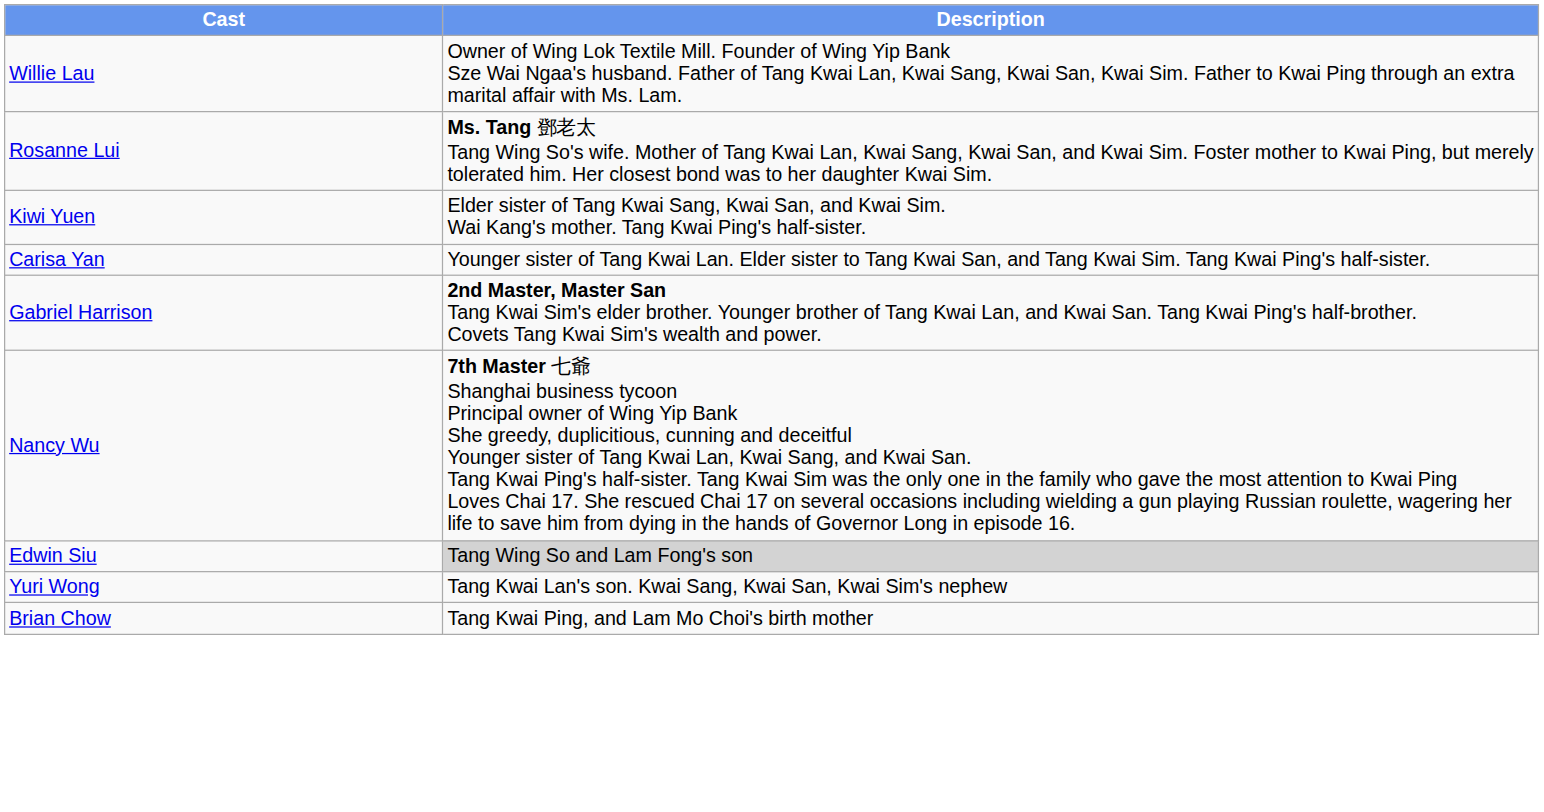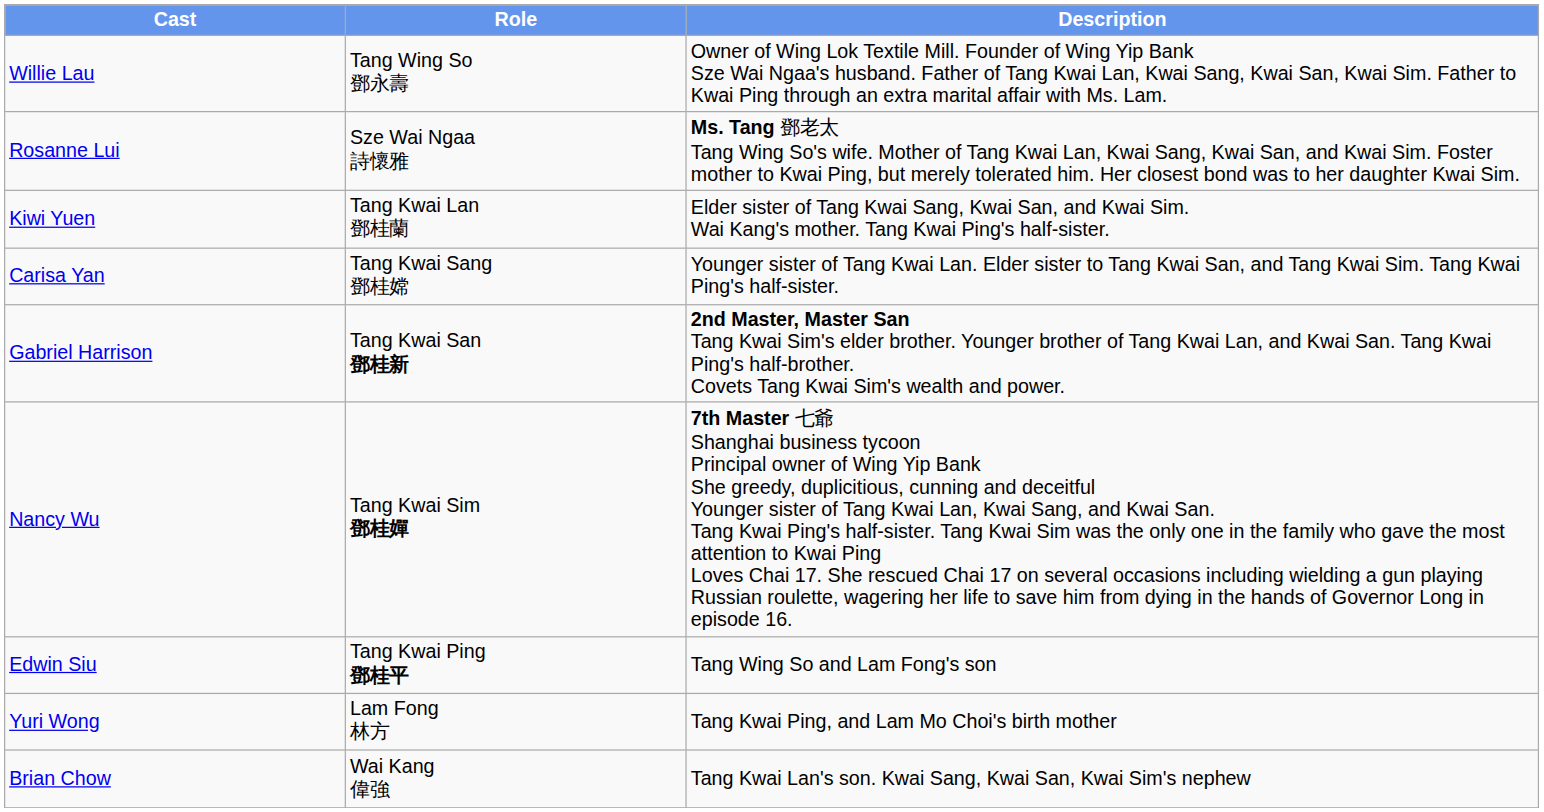+ column: (516, 20)
(600, 555) lightgrey background -> (844, 664) no background
(727, 587) Tang Kwai Lan's son. Kwai Sang, Kwai San, Kwai Sim's nephew -> (904, 721) Tang Kwai Ping, and Lam Mo Choi's birth mother
(660, 618) Tang Kwai Ping, and Lam Mo Choi's birth mother -> (971, 778) Tang Kwai Lan's son. Kwai Sang, Kwai San, Kwai Sim's nephew
